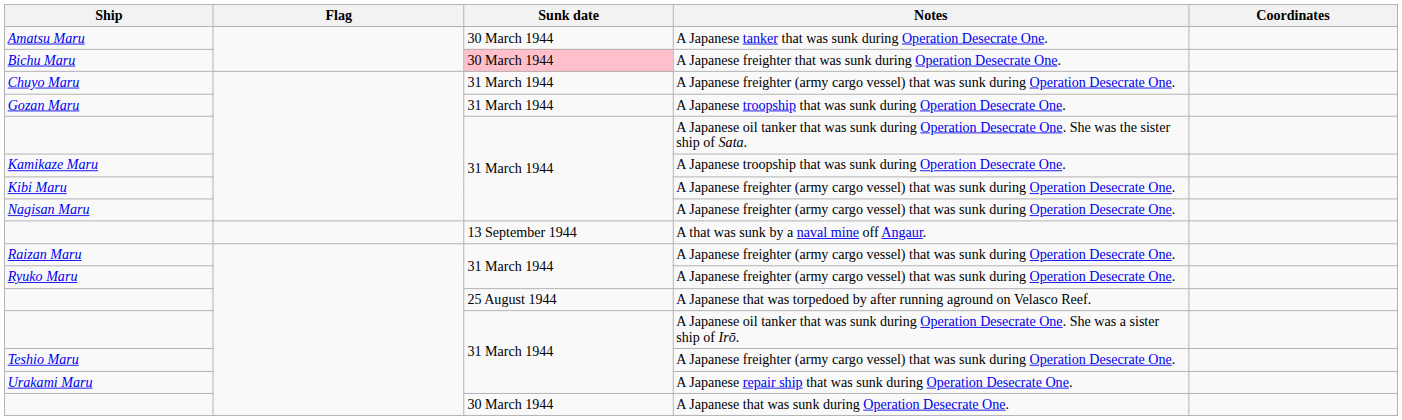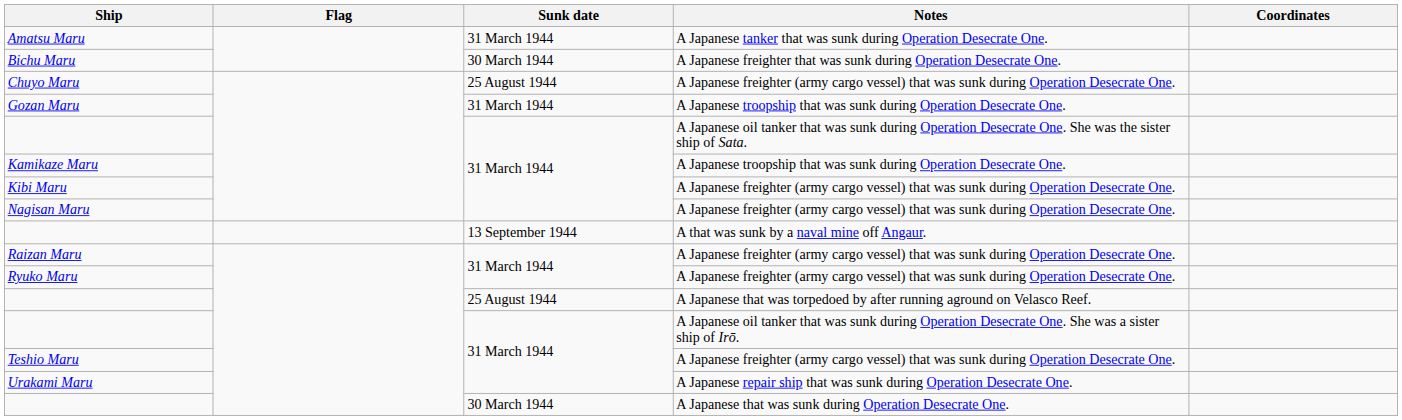(510, 37) 30 March 1944 -> (510, 37) 31 March 1944
(510, 60) pink background -> (510, 60) no background
(510, 82) 31 March 1944 -> (512, 82) 25 August 1944
